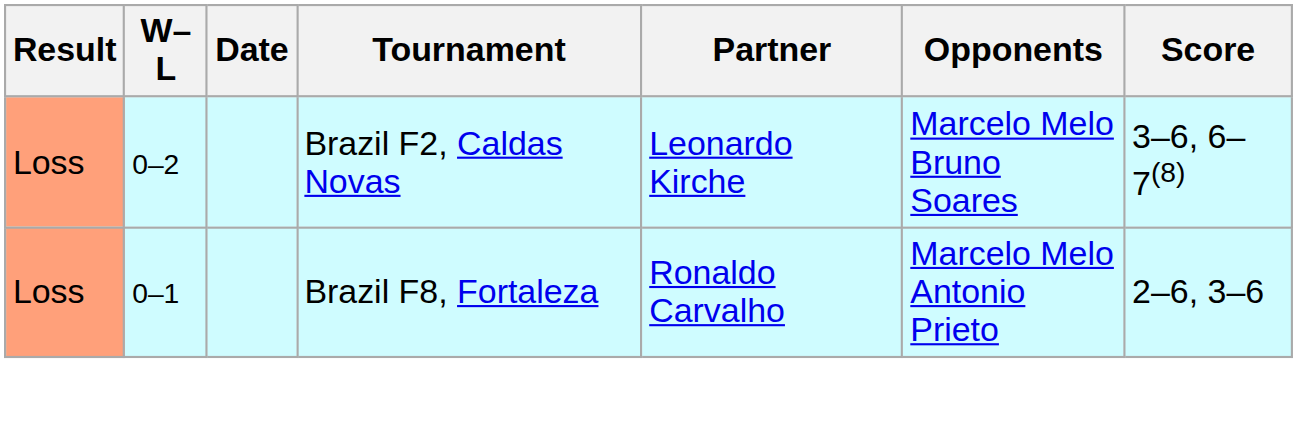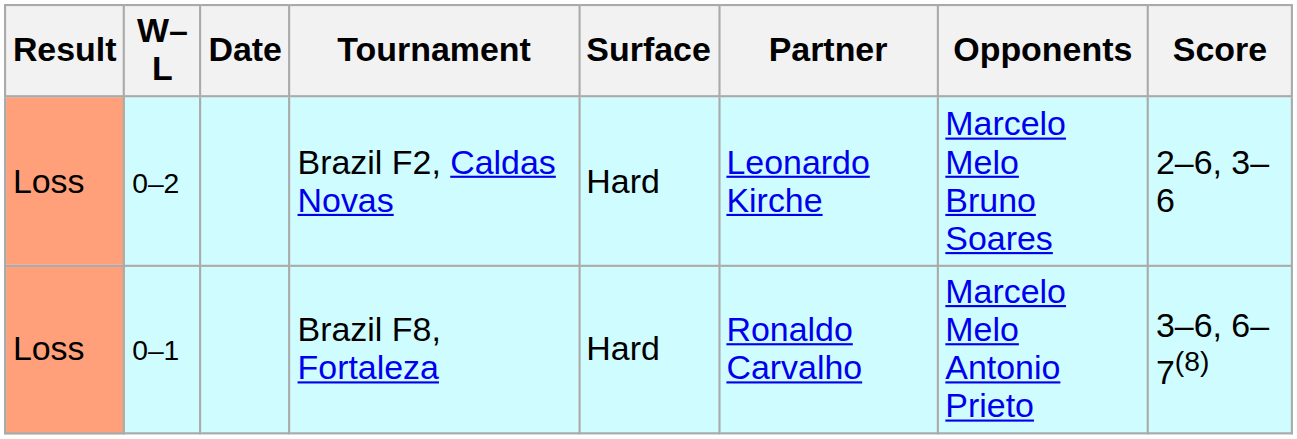+ column: (649, 50)
(1189, 161) 3–6, 6–7(8) -> (1213, 180) 2–6, 3–6
(1198, 291) 2–6, 3–6 -> (1213, 348) 3–6, 6–7(8)
